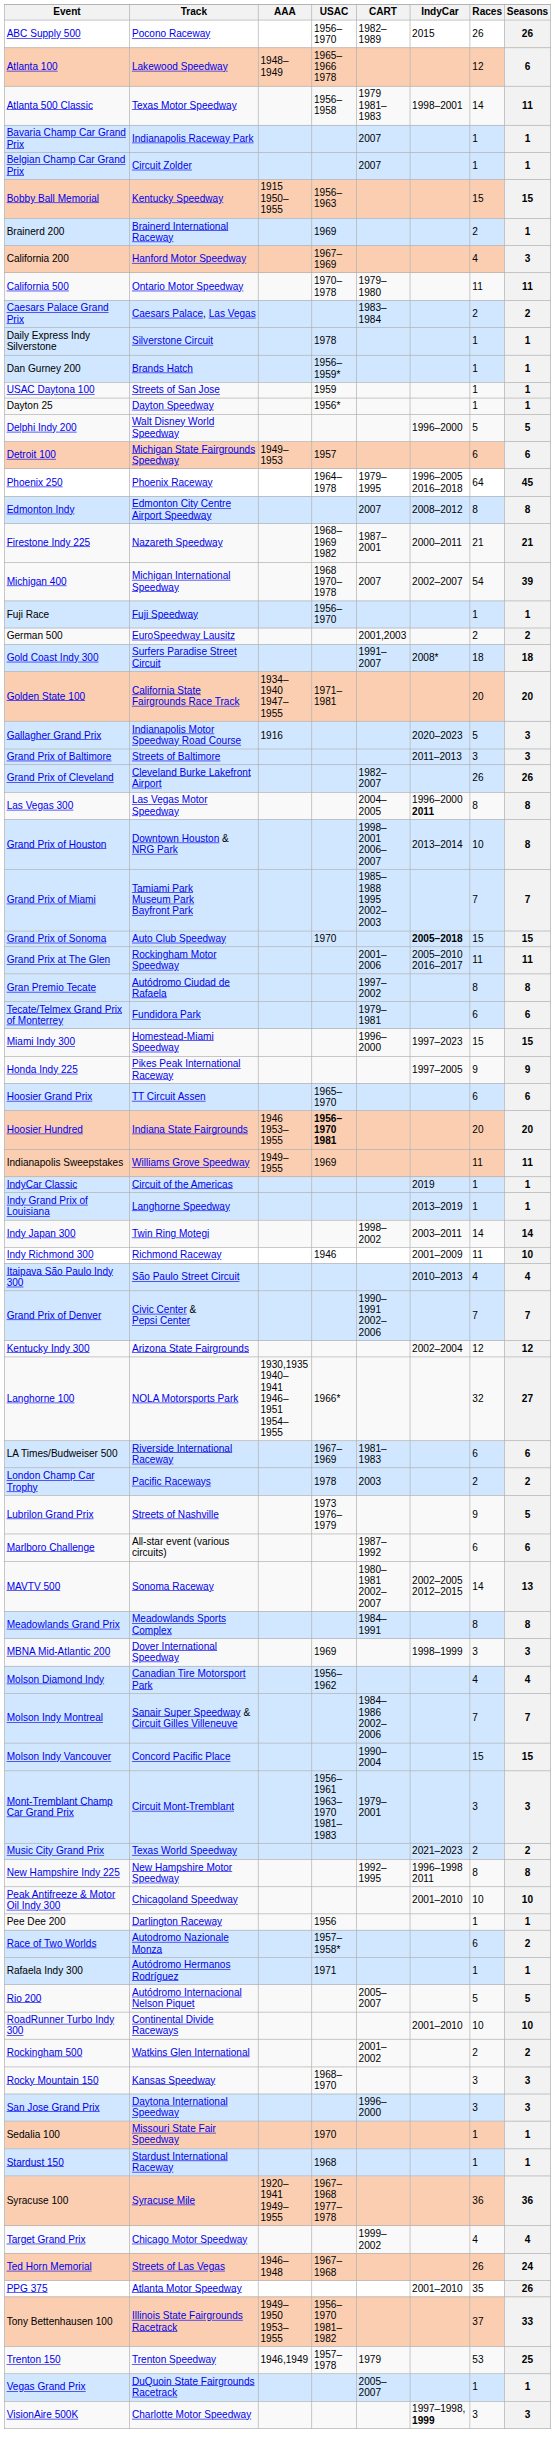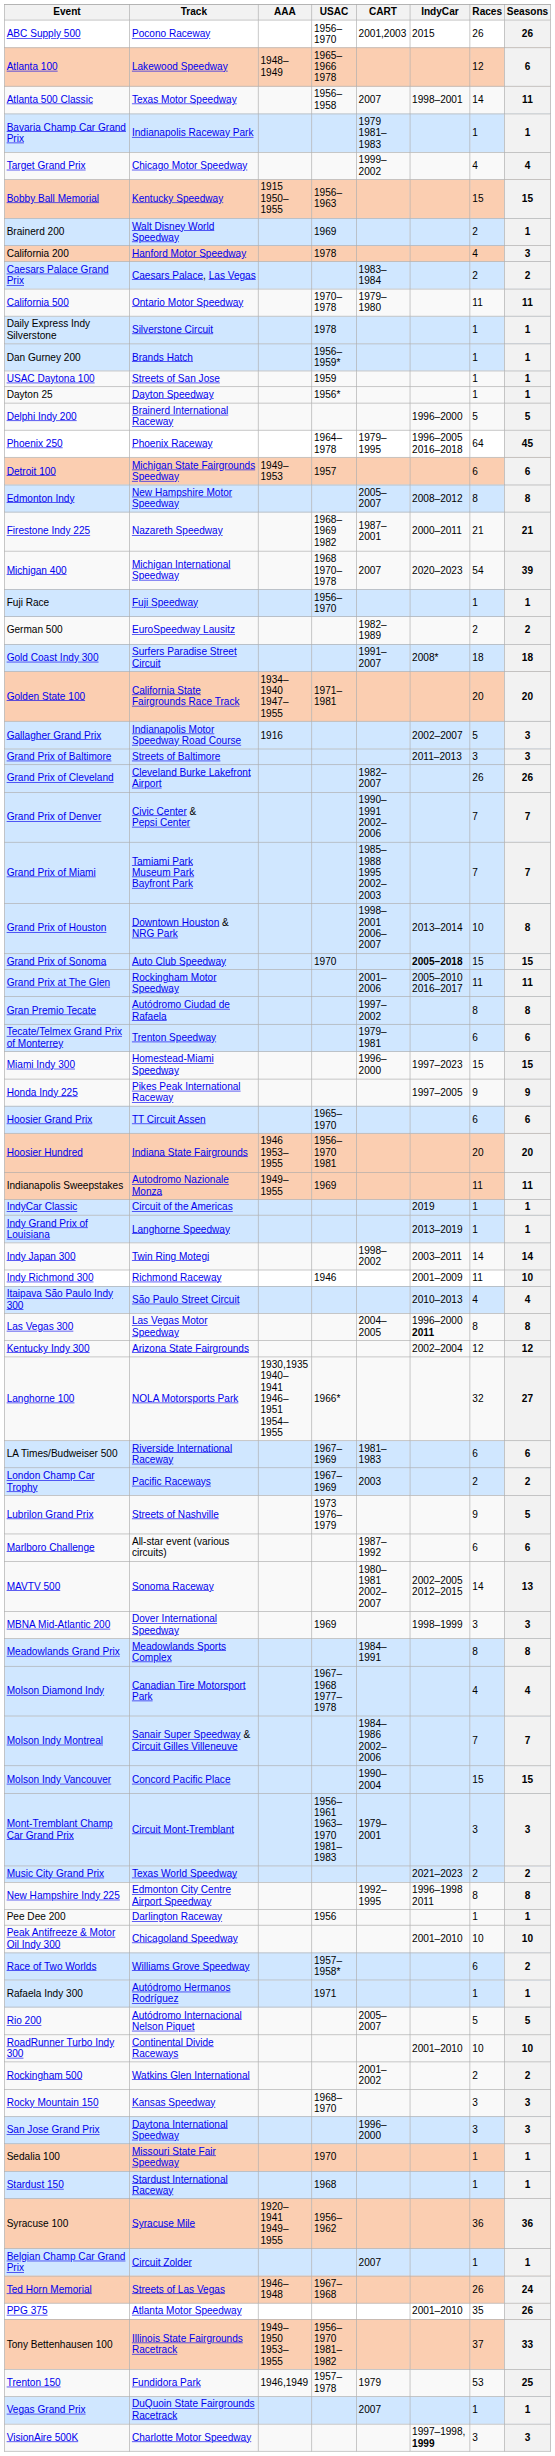(373, 34) 1982–1989 -> (382, 34) 2001,2003
(373, 105) 1979 1981–1983 -> (370, 100) 2007
(370, 138) 2007 -> (373, 133) 1979 1981–1983
rows swapped: (66, 166) <-> (46, 2239)
(180, 232) Brainerd International Raceway -> (173, 232) Walt Disney World Speedway
(328, 259) 1967–1969 -> (325, 253) 1978
rows swapped: (38, 286) <-> (58, 314)
(173, 428) Walt Disney World Speedway -> (180, 416) Brainerd International Raceway
rows swapped: (35, 482) <-> (31, 455)
(181, 510) Edmonton City Centre Airport Speedway -> (182, 498) New Hampshire Motor Speedway
(370, 510) 2007 -> (373, 498) 2005–2007
(437, 581) 2002–2007 -> (437, 570) 2020–2023
(382, 636) 2001,2003 -> (373, 630) 1982–1989
(437, 735) 2020–2023 -> (437, 735) 2002–2007
rows swapped: (54, 1315) <-> (40, 805)
rows swapped: (57, 844) <-> (51, 900)
(166, 1015) Fundidora Park -> (174, 1037) Trenton Speedway
(328, 1130) bold -> (328, 1152) normal
(191, 1163) Williams Grove Speedway -> (180, 1185) Autodromo Nazionale Monza
(325, 1481) 1978 -> (328, 1481) 1967–1969
rows swapped: (58, 1652) <-> (63, 1625)
(328, 1679) 1956–1962 -> (328, 1691) 1967–1968 1977–1978
(182, 1873) New Hampshire Motor Speedway -> (181, 1895) Edmonton City Centre Airport Speedway
rows swapped: (61, 1900) <-> (36, 1922)
(180, 1943) Autodromo Nazionale Monza -> (191, 1966) Williams Grove Speedway
(328, 2201) 1967–1968 1977–1978 -> (328, 2223) 1956–1962
(174, 2360) Trenton Speedway -> (166, 2383) Fundidora Park
(373, 2387) 2005–2007 -> (370, 2410) 2007
